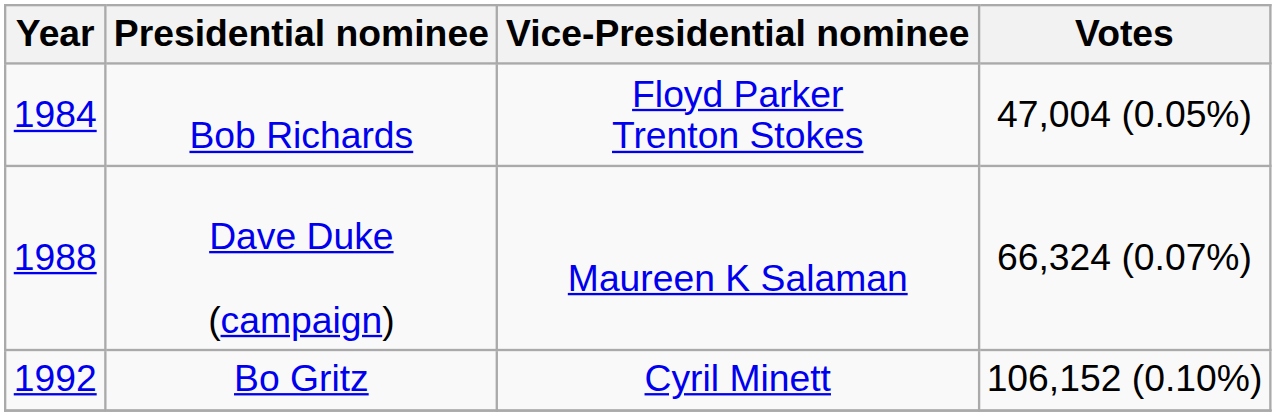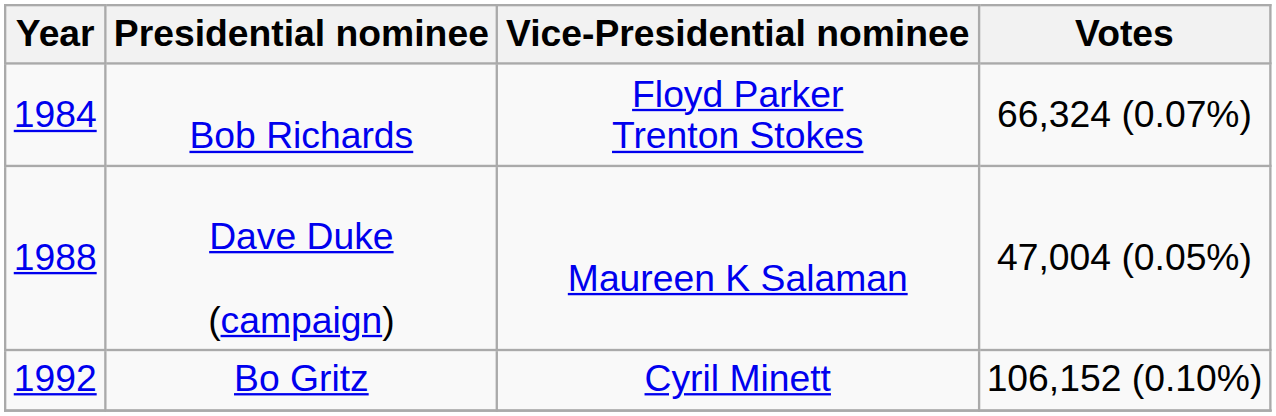(1124, 114) 47,004 (0.05%) -> (1124, 114) 66,324 (0.07%)
(1124, 257) 66,324 (0.07%) -> (1124, 257) 47,004 (0.05%)
